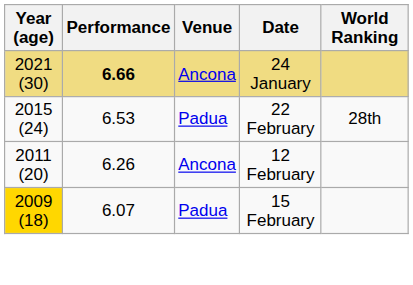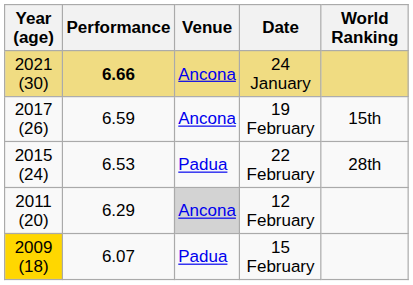+ row: (281, 119)
(118, 165) 6.26 -> (118, 211) 6.29
(207, 165) no background -> (207, 211) lightgrey background
